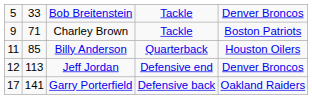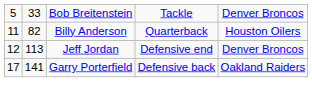- row: (91, 31)
(34, 49) 85 -> (34, 31) 82
